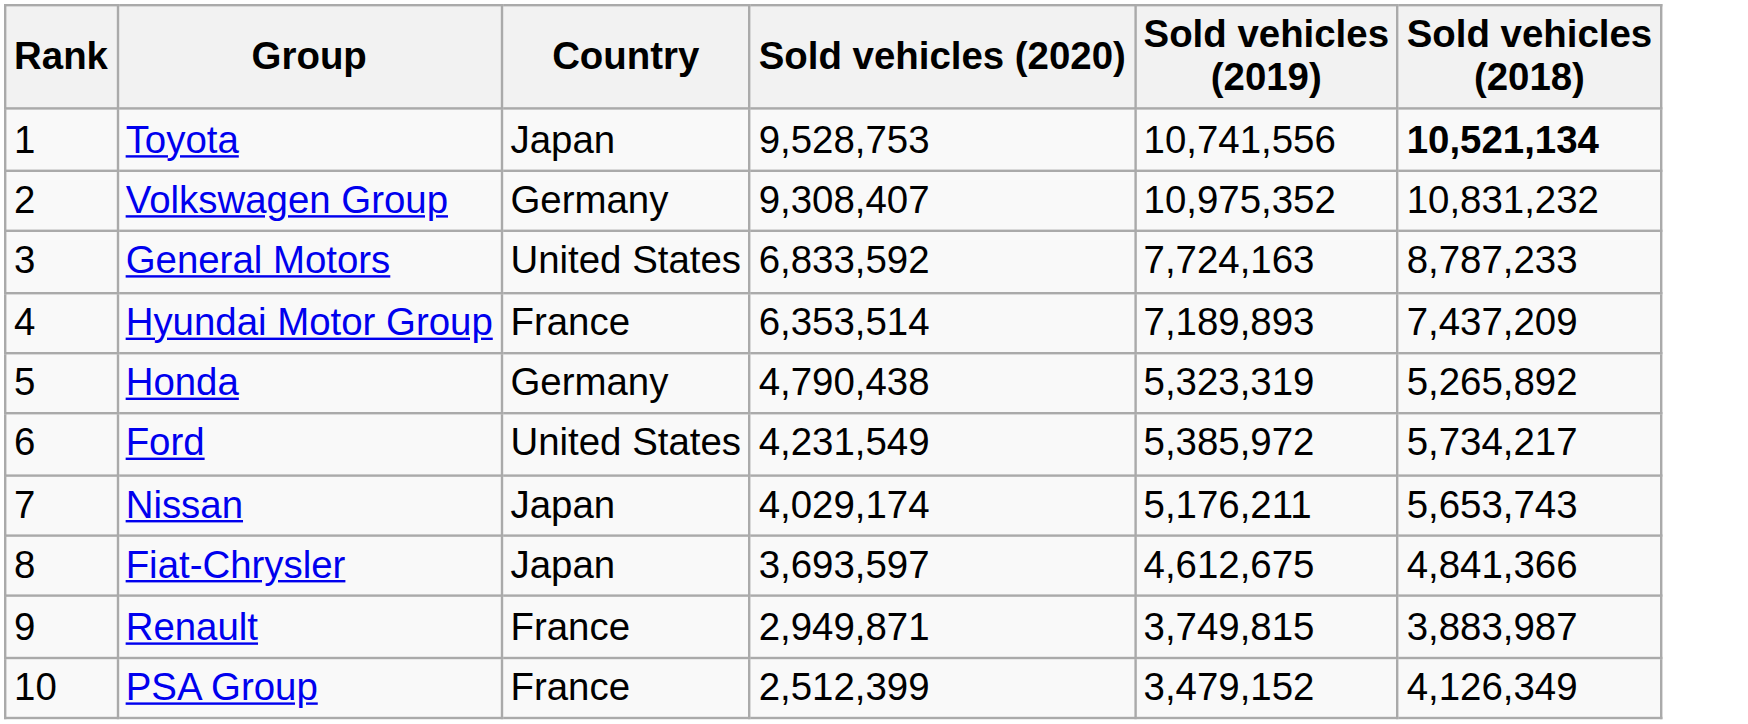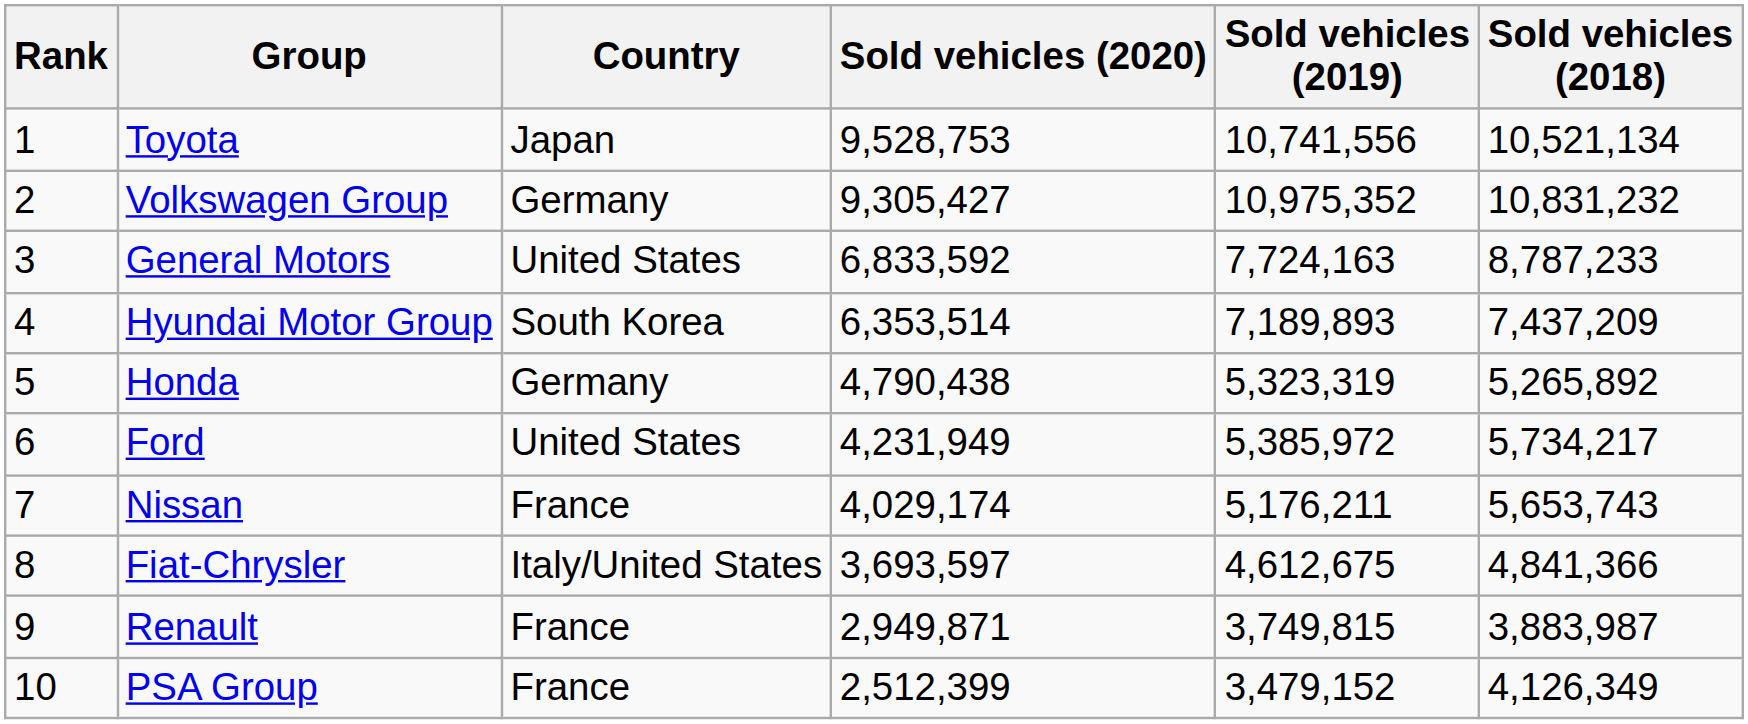(1503, 139) bold -> (1584, 139) normal
(844, 199) 9,308,407 -> (925, 199) 9,305,427
(570, 321) France -> (617, 321) South Korea
(844, 443) 4,231,549 -> (925, 443) 4,231,949
(563, 504) Japan -> (570, 504) France
(563, 565) Japan -> (666, 565) Italy/United States
